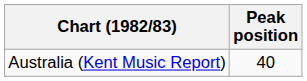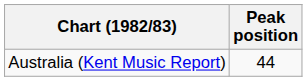(266, 62) 40 -> (266, 62) 44
